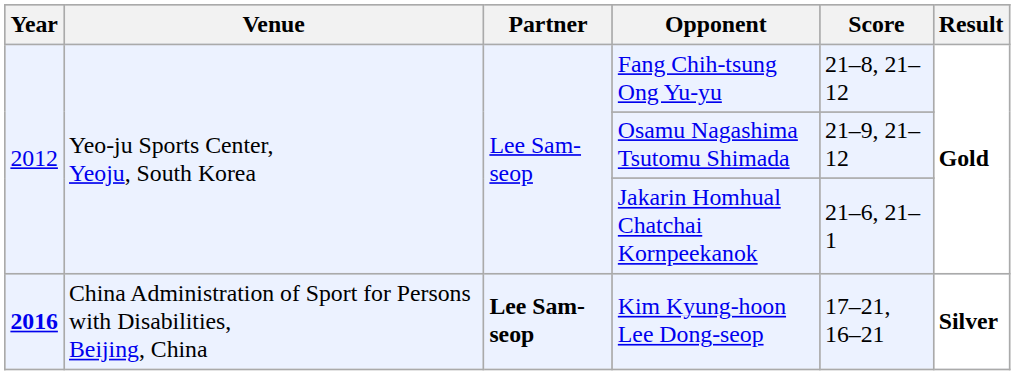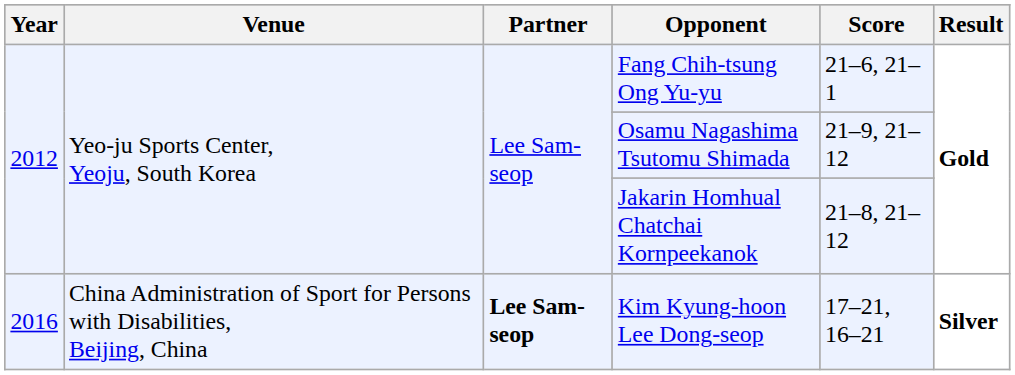(873, 77) 21–8, 21–12 -> (873, 77) 21–6, 21–1
(873, 226) 21–6, 21–1 -> (873, 226) 21–8, 21–12
(34, 321) bold -> (34, 321) normal
